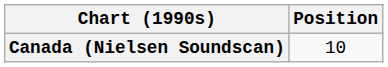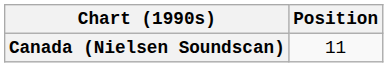(336, 48) 10 -> (336, 48) 11
